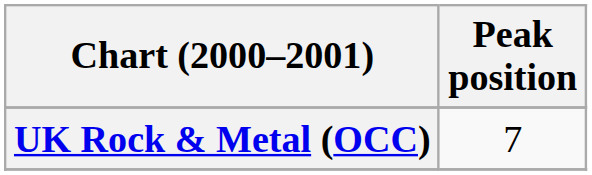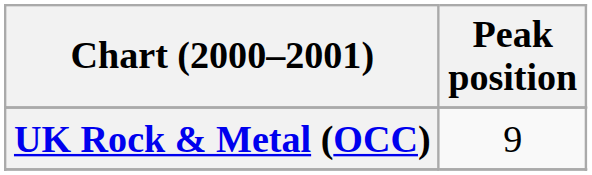(513, 137) 7 -> (513, 137) 9
